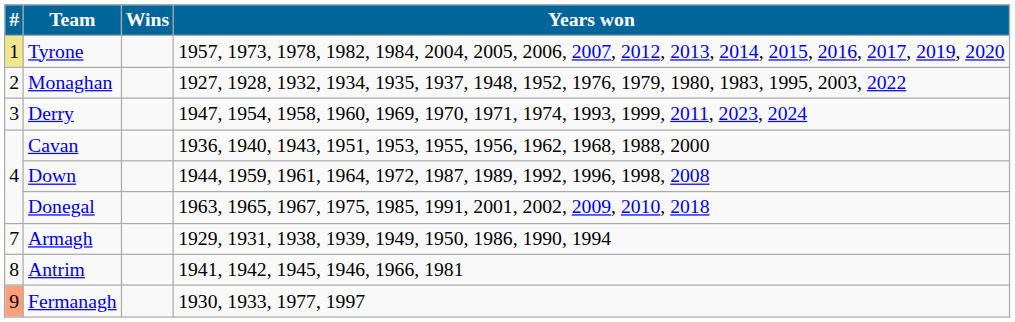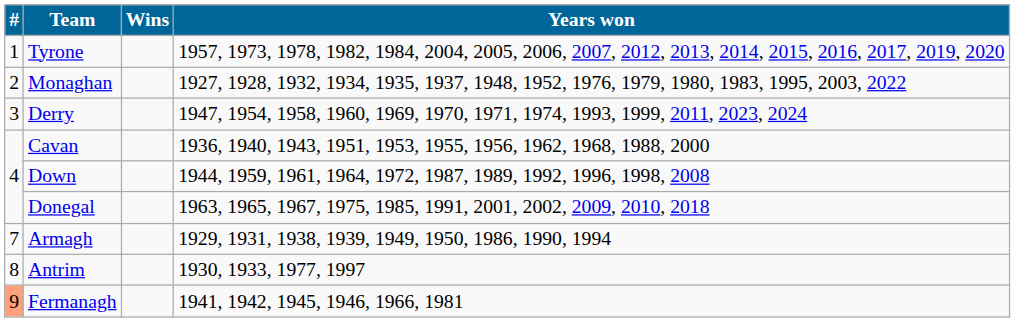(14, 51) khaki background -> (14, 51) no background
(321, 269) 1941, 1942, 1945, 1946, 1966, 1981 -> (272, 269) 1930, 1933, 1977, 1997
(272, 301) 1930, 1933, 1977, 1997 -> (321, 301) 1941, 1942, 1945, 1946, 1966, 1981
